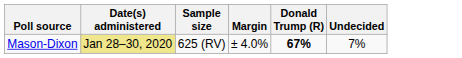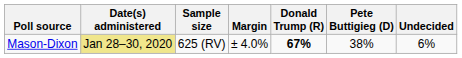+ column: (362, 20)
(357, 44) 7% -> (426, 44) 6%
